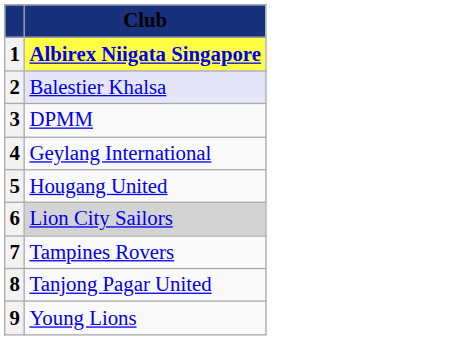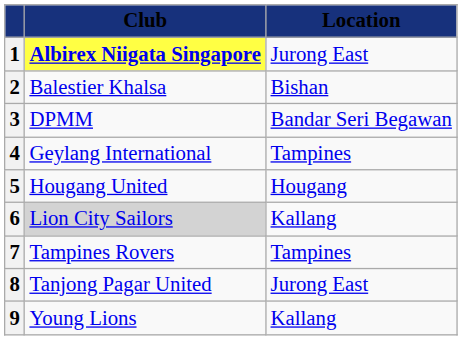+ column: (361, 20)
(98, 86) lavender background -> (98, 86) no background
